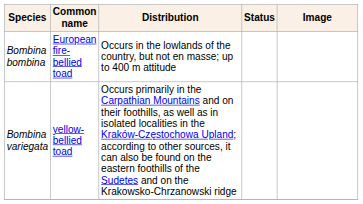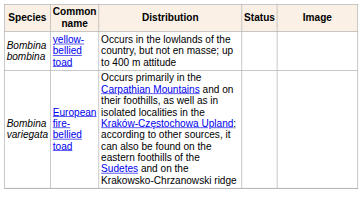(75, 56) European fire-bellied toad -> (68, 51) yellow-bellied toad
(68, 140) yellow-bellied toad -> (75, 129) European fire-bellied toad
